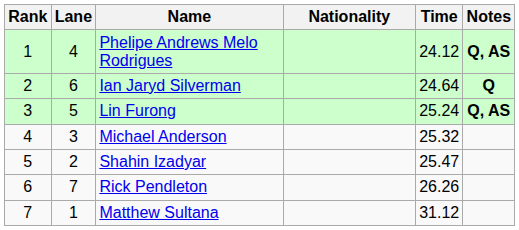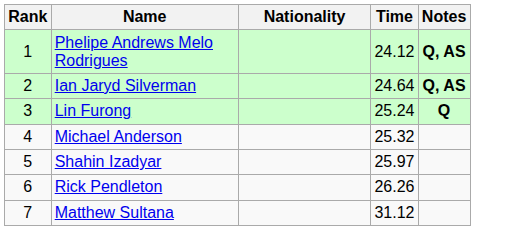- column: (73, 17)
(489, 85) Q -> (444, 85) Q, AS
(489, 111) Q, AS -> (444, 111) Q
(439, 162) 25.47 -> (394, 162) 25.97
